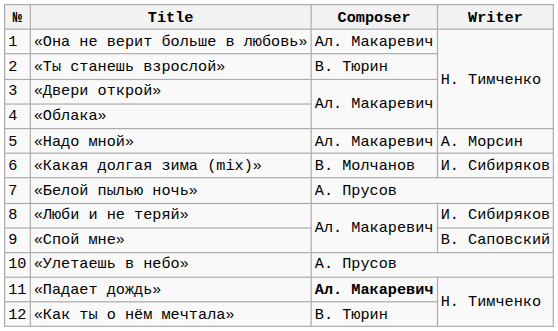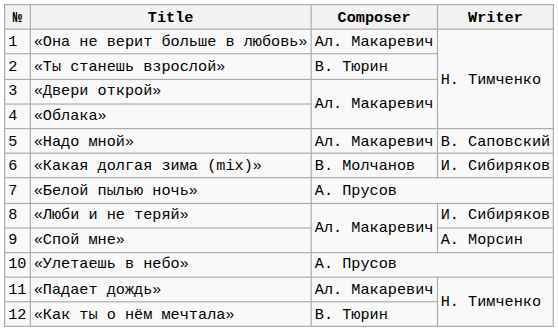(482, 141) А. Морсин -> (495, 141) В. Саповский
(495, 240) В. Саповский -> (482, 240) А. Морсин
(374, 290) bold -> (374, 290) normal
